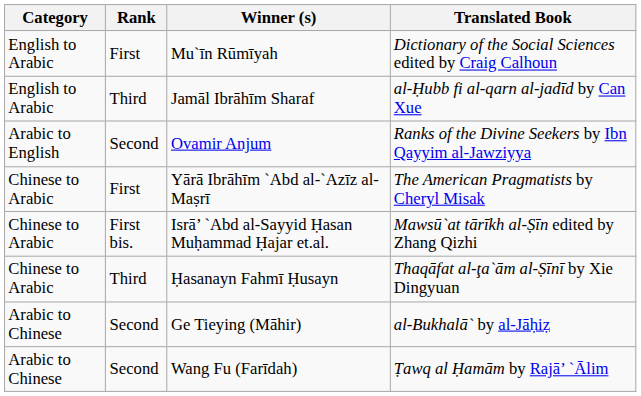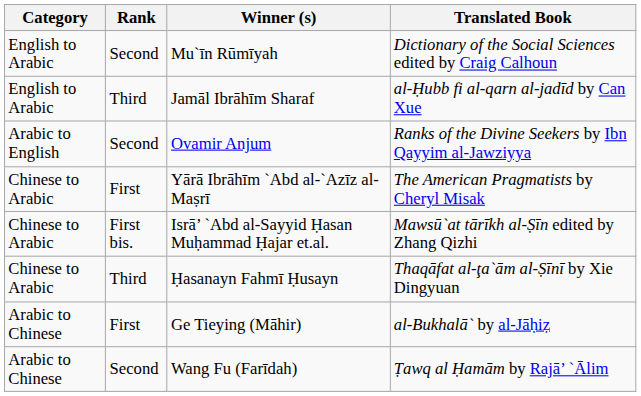(125, 53) First -> (134, 53) Second
(134, 324) Second -> (125, 324) First
